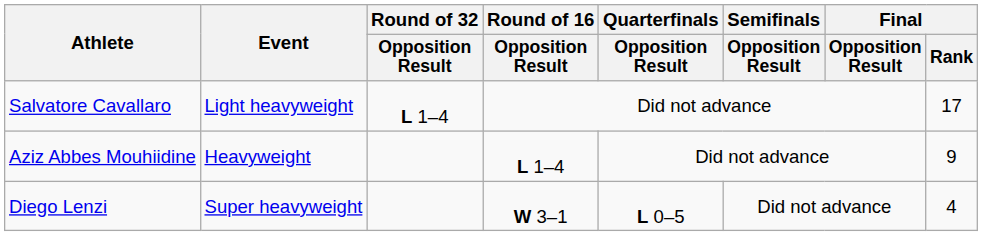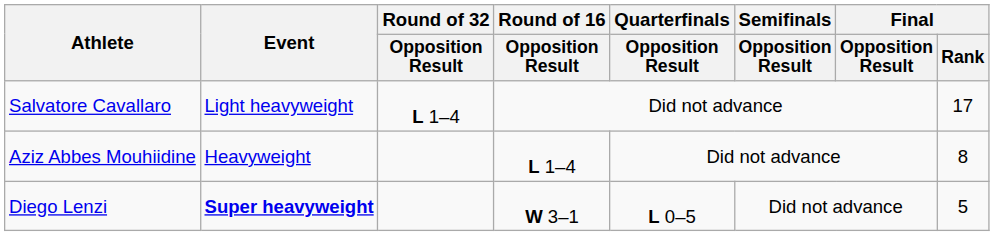(952, 156) 9 -> (963, 156) 8
(283, 206) normal -> (289, 206) bold
(952, 206) 4 -> (963, 206) 5
